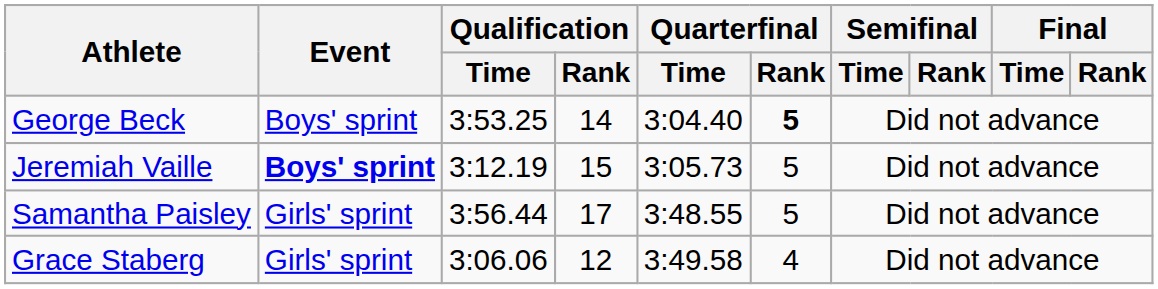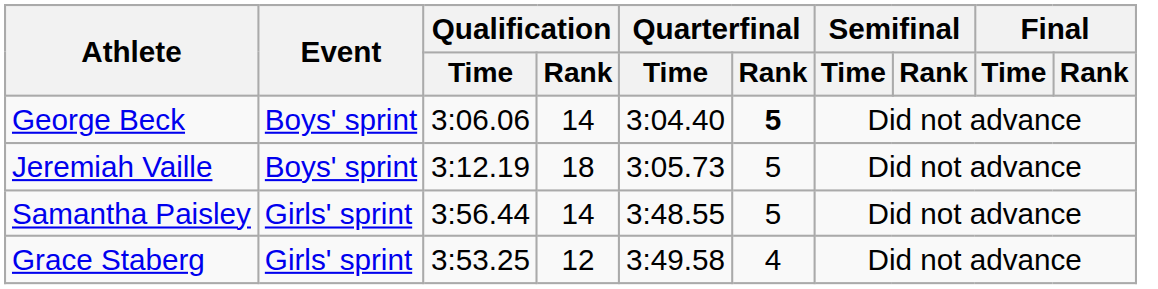(498, 120) 3:53.25 -> (481, 120) 3:06.06
(350, 167) bold -> (341, 167) normal
(596, 167) 15 -> (578, 167) 18
(596, 214) 17 -> (578, 214) 14
(498, 261) 3:06.06 -> (481, 261) 3:53.25
